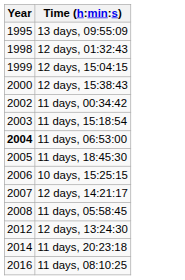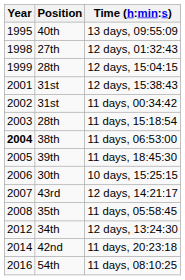+ column: (60, 13)
(20, 85) 2000 -> (20, 85) 2001
